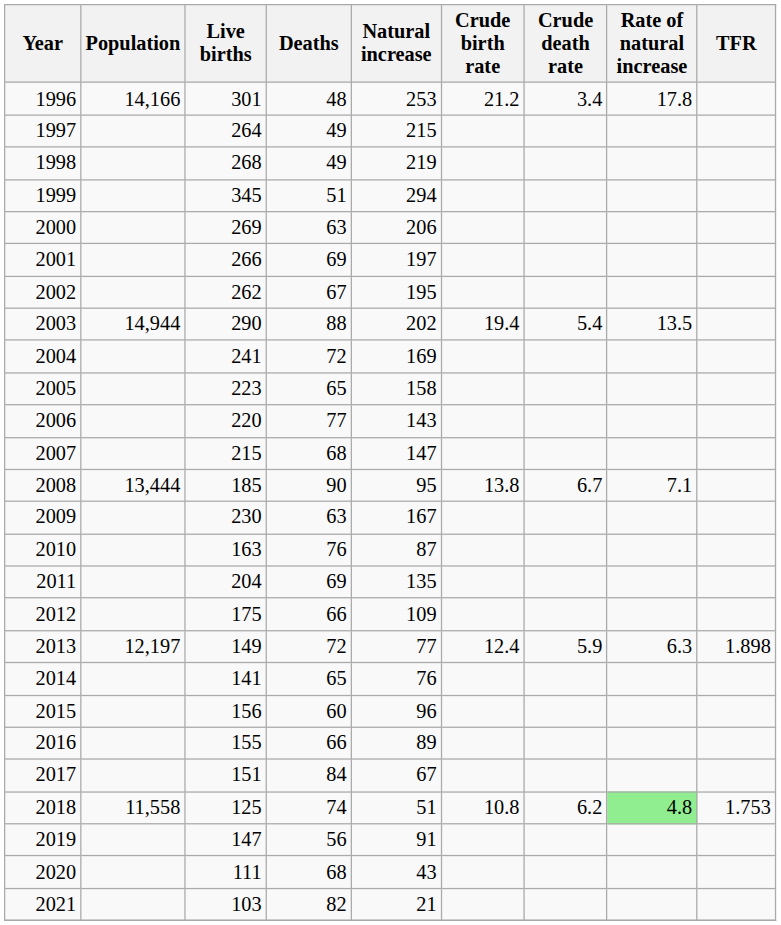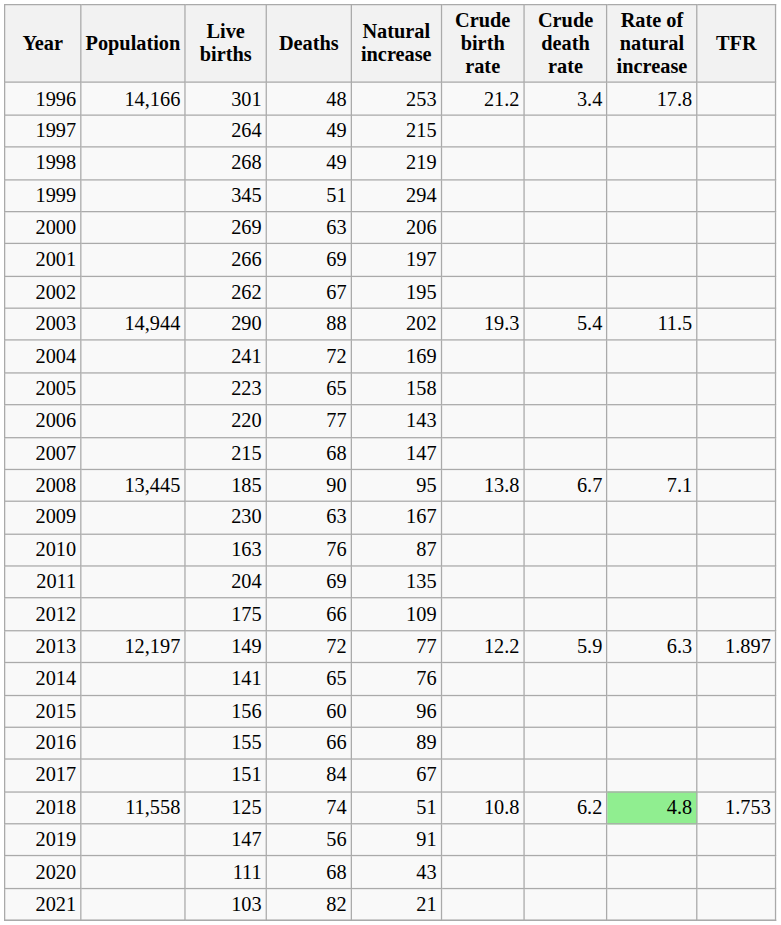(502, 324) 19.4 -> (502, 324) 19.3
(674, 324) 13.5 -> (675, 324) 11.5
(152, 485) 13,444 -> (152, 485) 13,445
(502, 646) 12.4 -> (502, 646) 12.2
(748, 646) 1.898 -> (748, 646) 1.897
